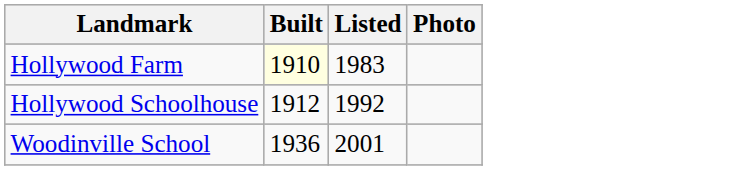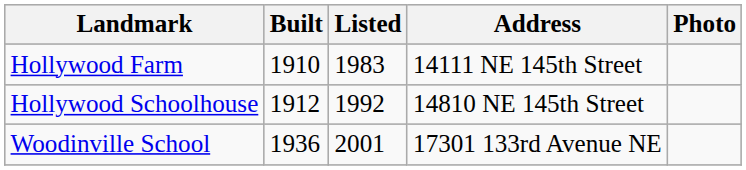+ column: (537, 24)
(295, 64) lightyellow background -> (295, 64) no background
